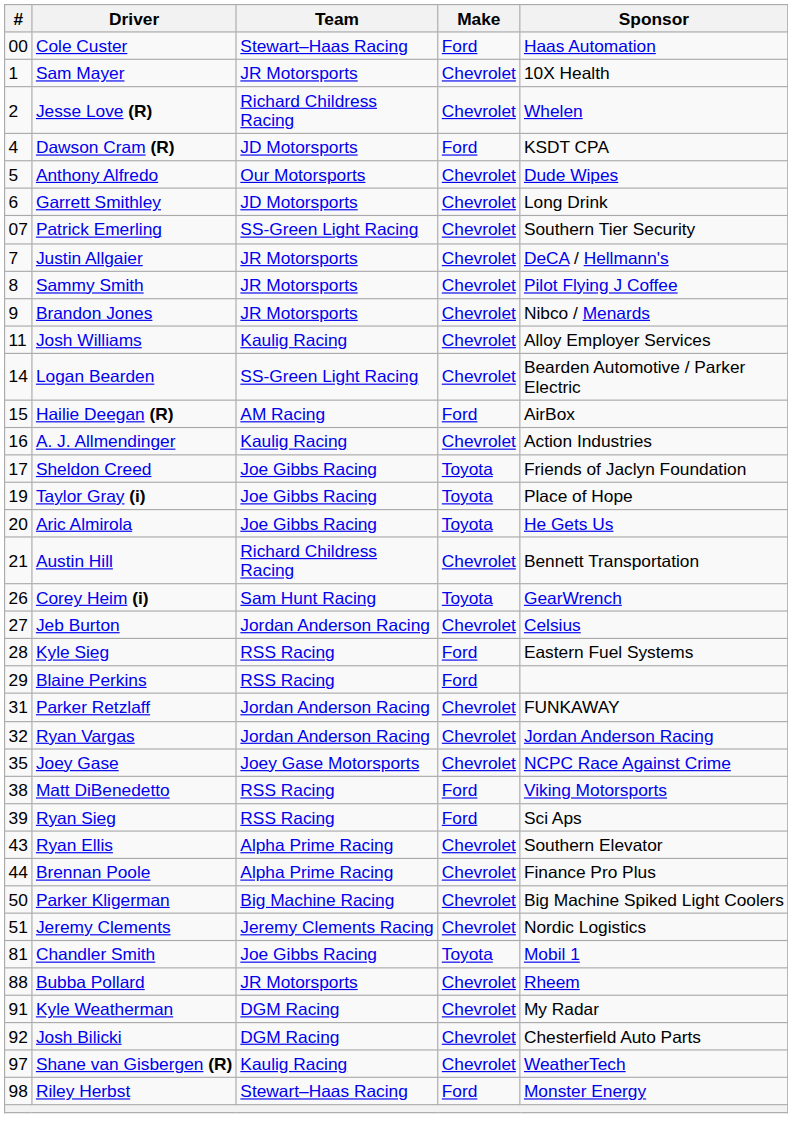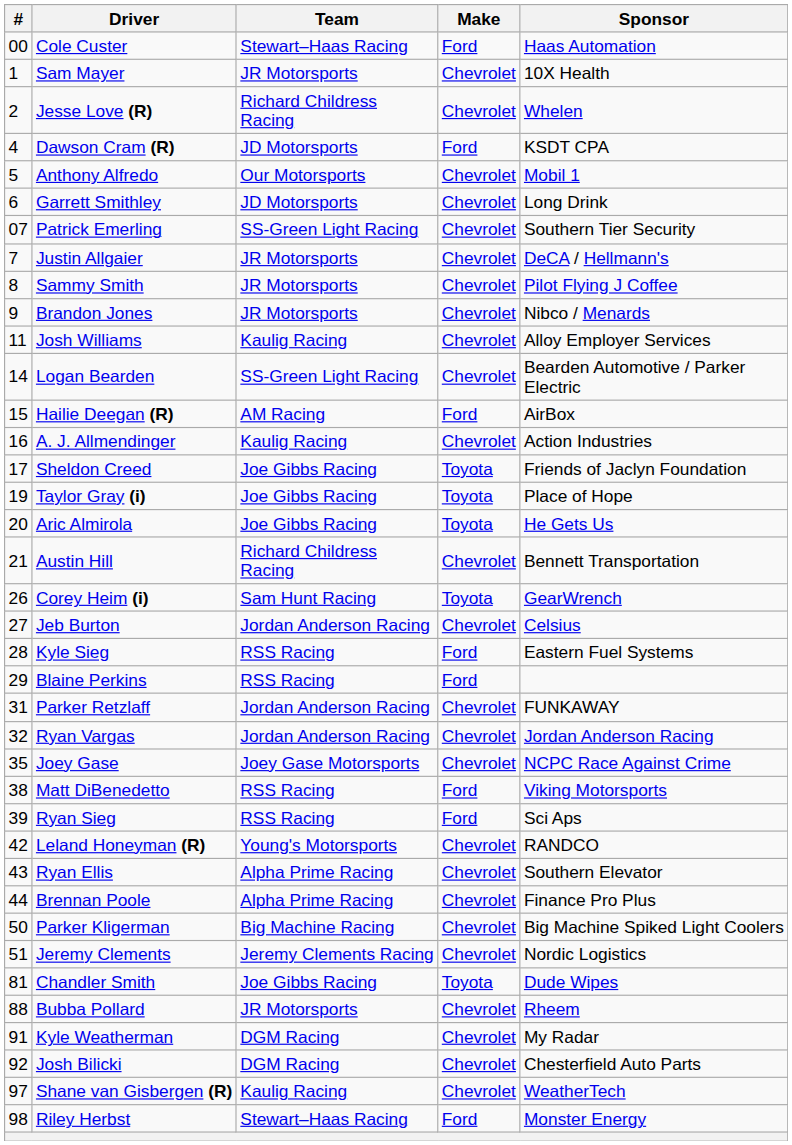(571, 175) Dude Wipes -> (552, 175) Mobil 1
+ row: (121, 845)
(552, 954) Mobil 1 -> (571, 982) Dude Wipes
